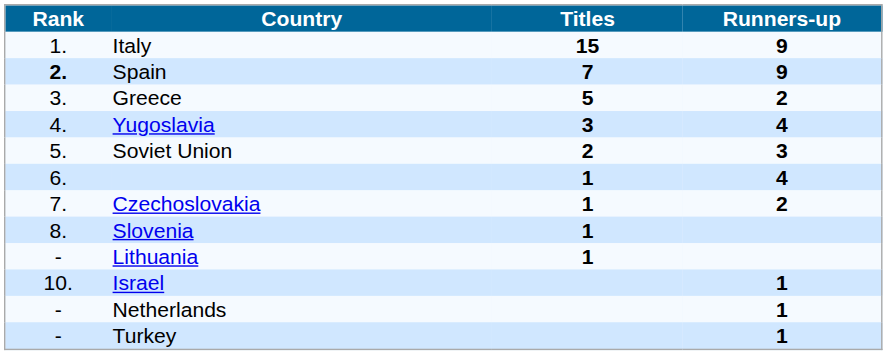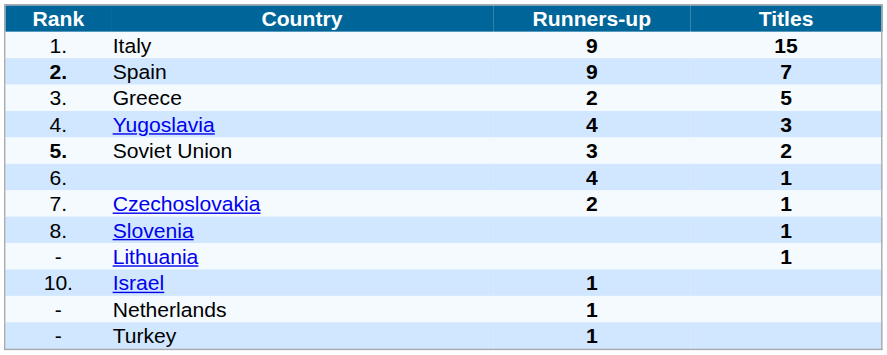columns swapped: (588, 19) <-> (782, 19)
(58, 151) normal -> (58, 151) bold
